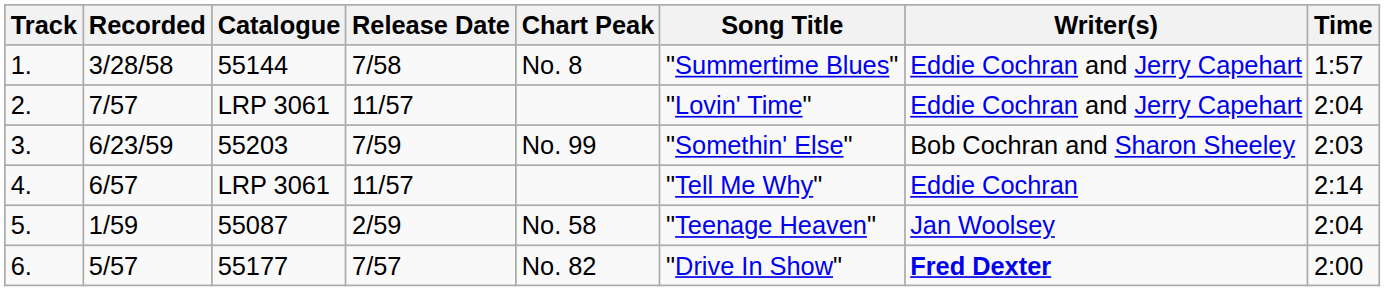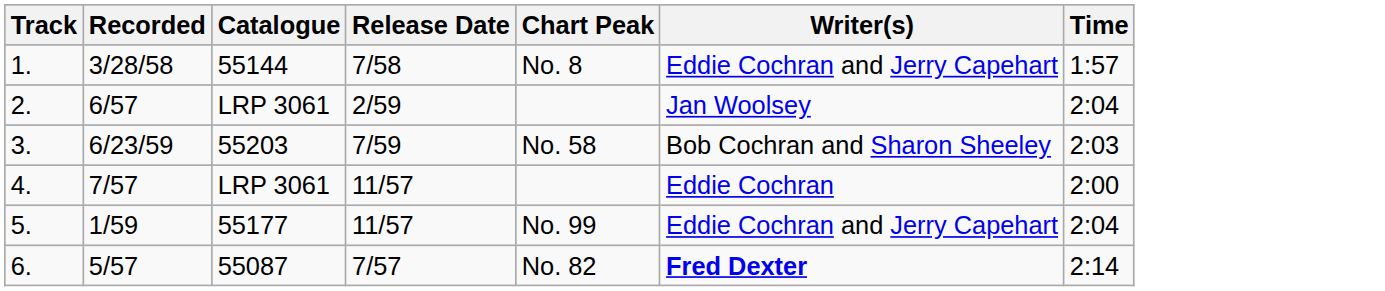- column: (782, 25)
(114, 105) 7/57 -> (114, 105) 6/57
(383, 105) 11/57 -> (377, 105) 2/59
(1106, 105) Eddie Cochran and Jerry Capehart -> (738, 105) Jan Woolsey
(559, 146) No. 99 -> (559, 146) No. 58
(114, 186) 6/57 -> (114, 186) 7/57
(1339, 186) 2:14 -> (1095, 186) 2:00
(253, 226) 55087 -> (253, 226) 55177
(377, 226) 2/59 -> (383, 226) 11/57
(559, 226) No. 58 -> (559, 226) No. 99
(983, 226) Jan Woolsey -> (862, 226) Eddie Cochran and Jerry Capehart
(253, 266) 55177 -> (253, 266) 55087
(1339, 266) 2:00 -> (1095, 266) 2:14
